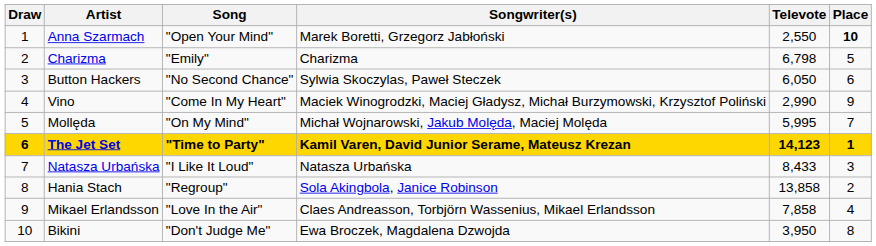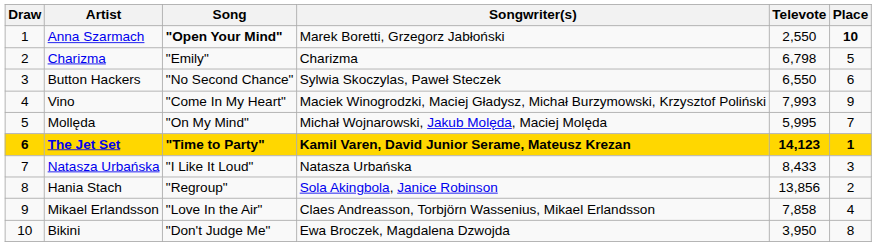(219, 36) normal -> (224, 36) bold
(799, 79) 6,050 -> (799, 79) 6,550
(799, 101) 2,990 -> (799, 101) 7,993
(799, 187) 13,858 -> (799, 187) 13,856
